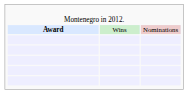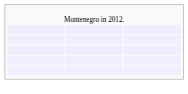- row: (53, 30)
